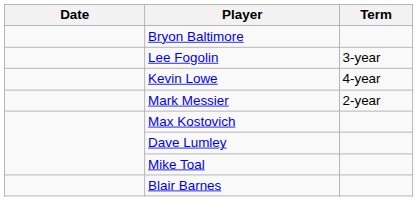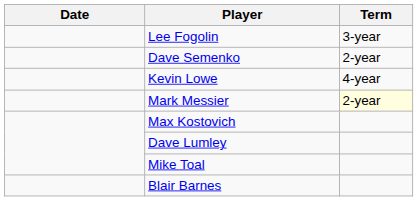- row: (196, 36)
+ row: (194, 57)
(362, 100) no background -> (362, 100) lightyellow background
